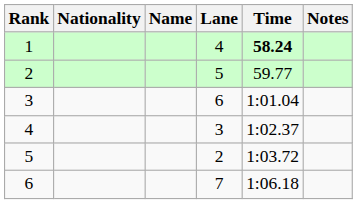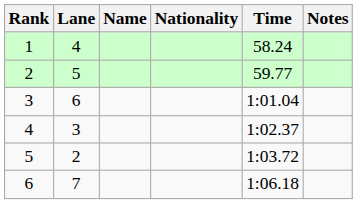columns swapped: (219, 18) <-> (99, 18)
(273, 45) bold -> (273, 45) normal
